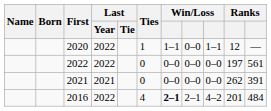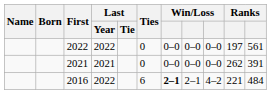- row: (77, 47)
(142, 98) 4 -> (142, 81) 6
(235, 98) 201 -> (235, 81) 221
